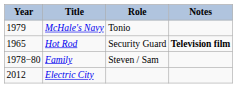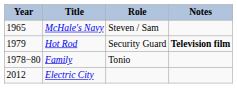(16, 28) 1979 -> (16, 28) 1965
(119, 28) Tonio -> (133, 28) Steven / Sam
(16, 44) 1965 -> (16, 44) 1979
(133, 59) Steven / Sam -> (119, 59) Tonio
